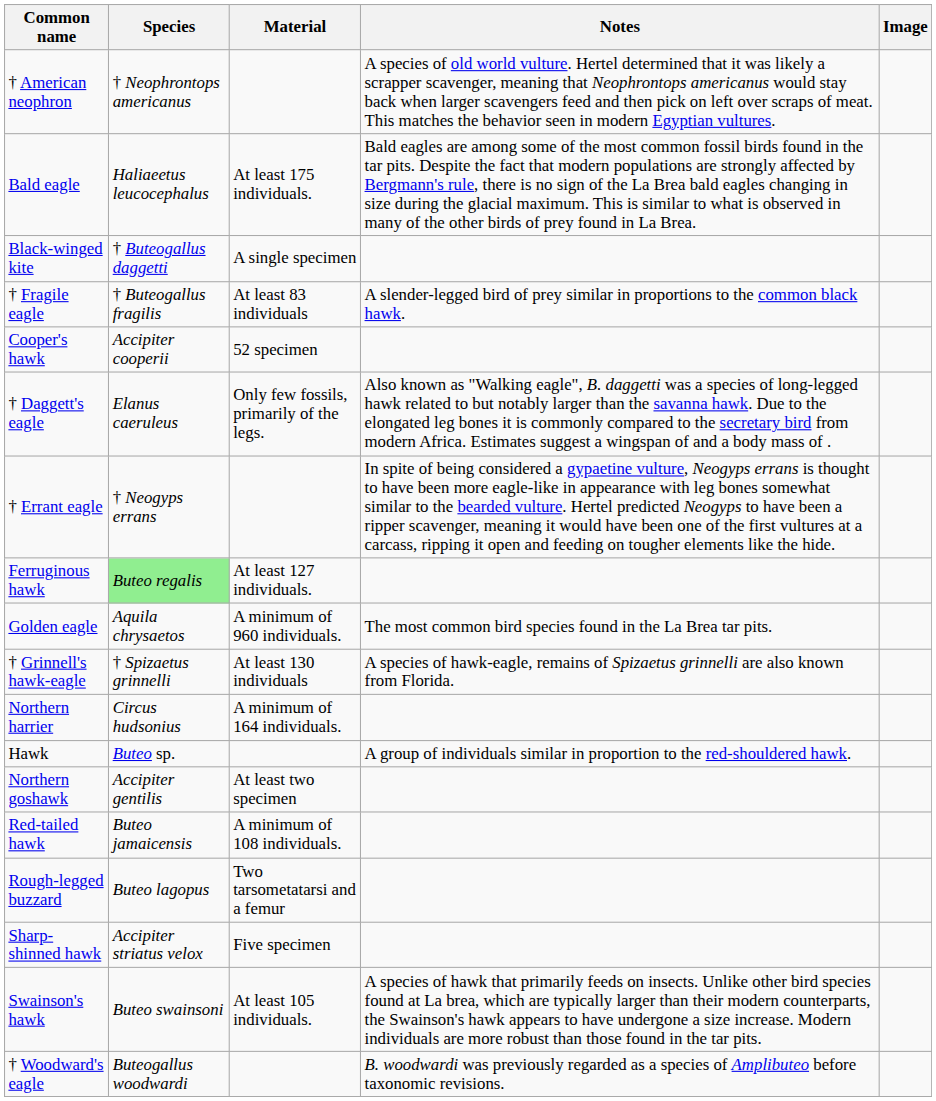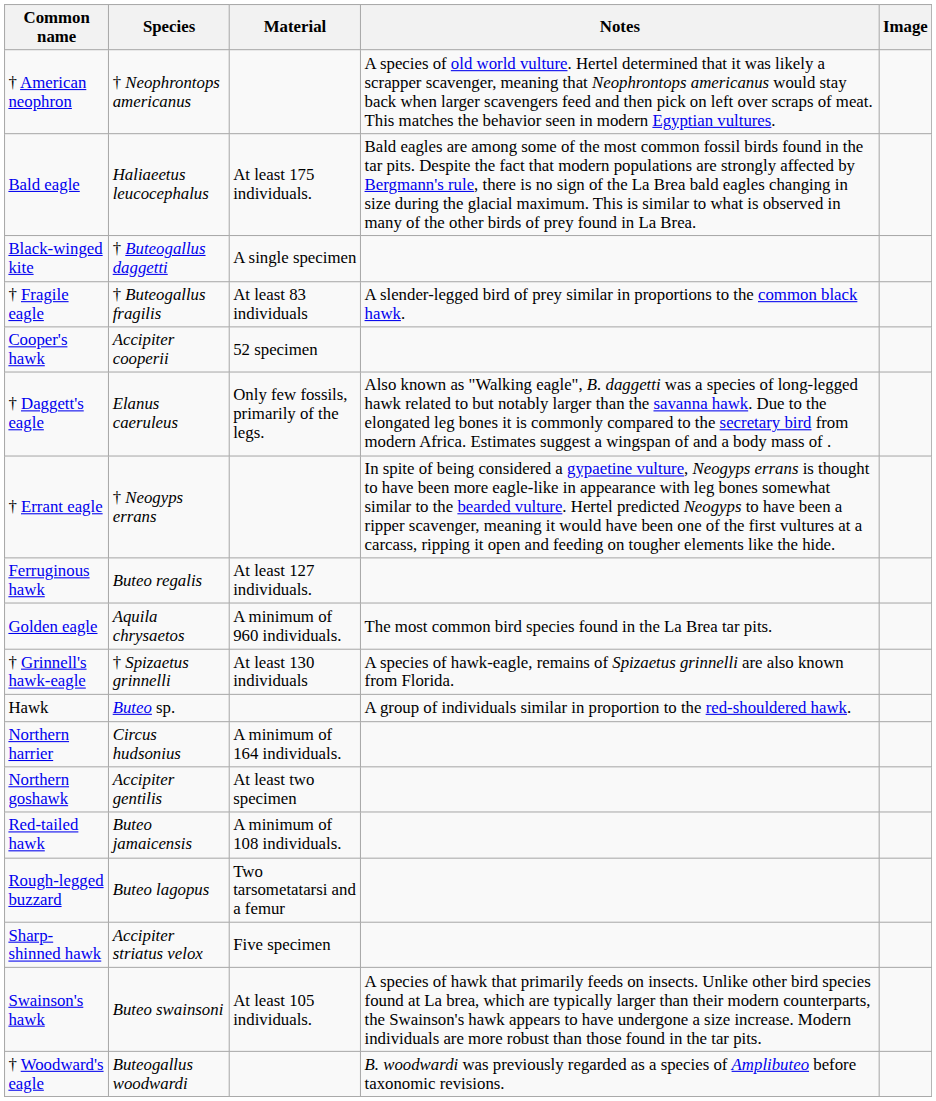(157, 580) lightgreen background -> (157, 580) no background
rows swapped: (28, 753) <-> (39, 717)
